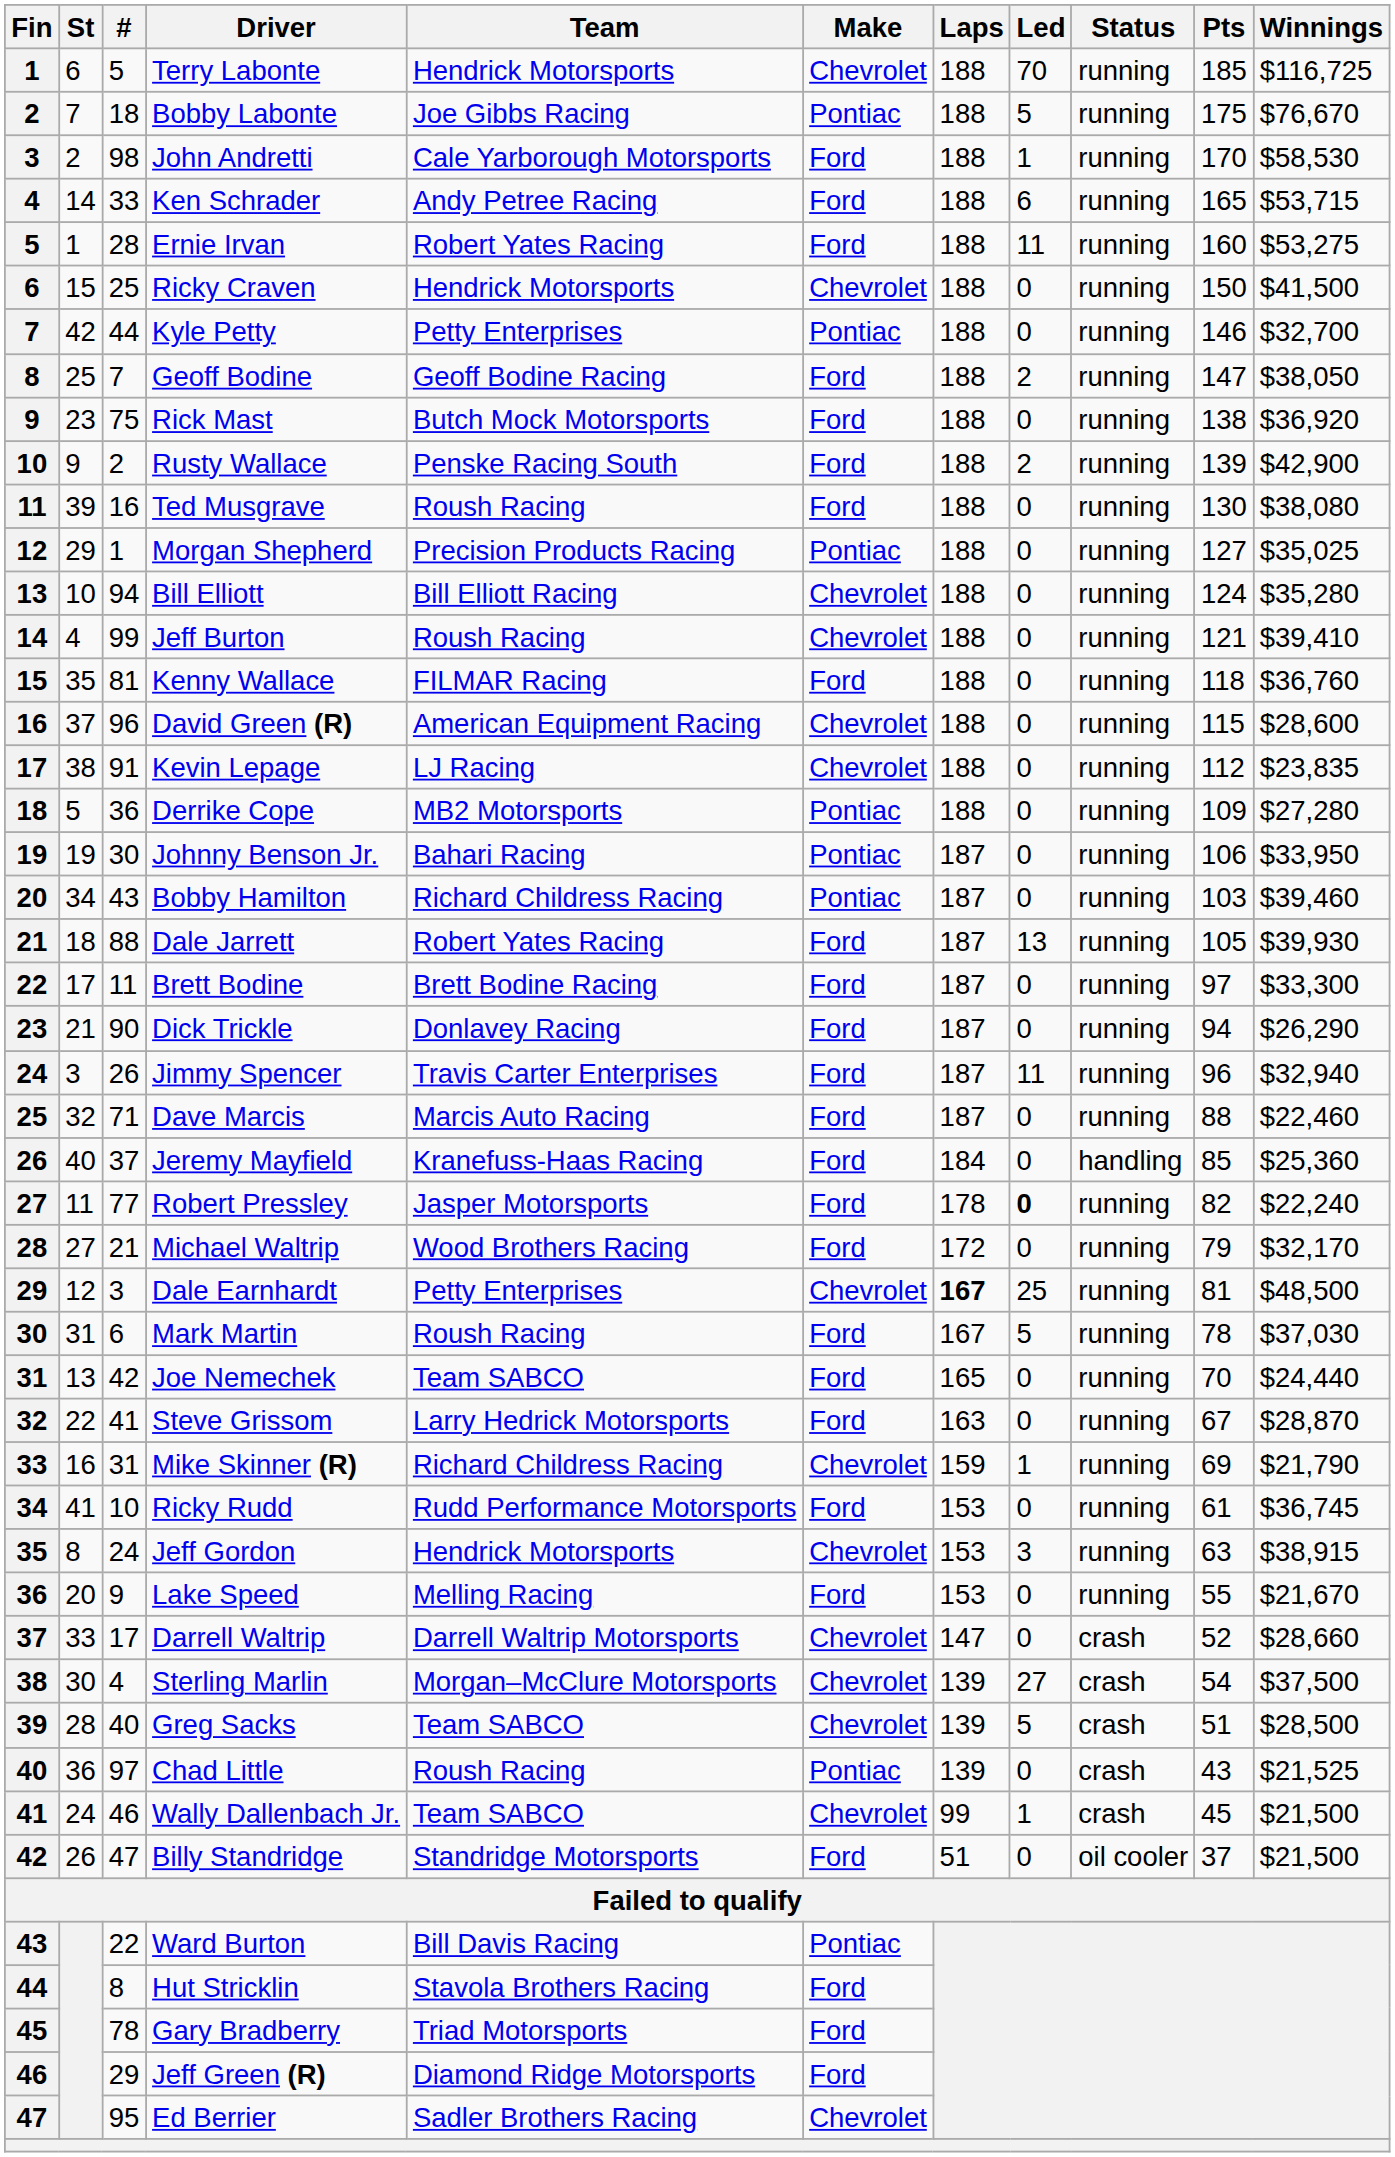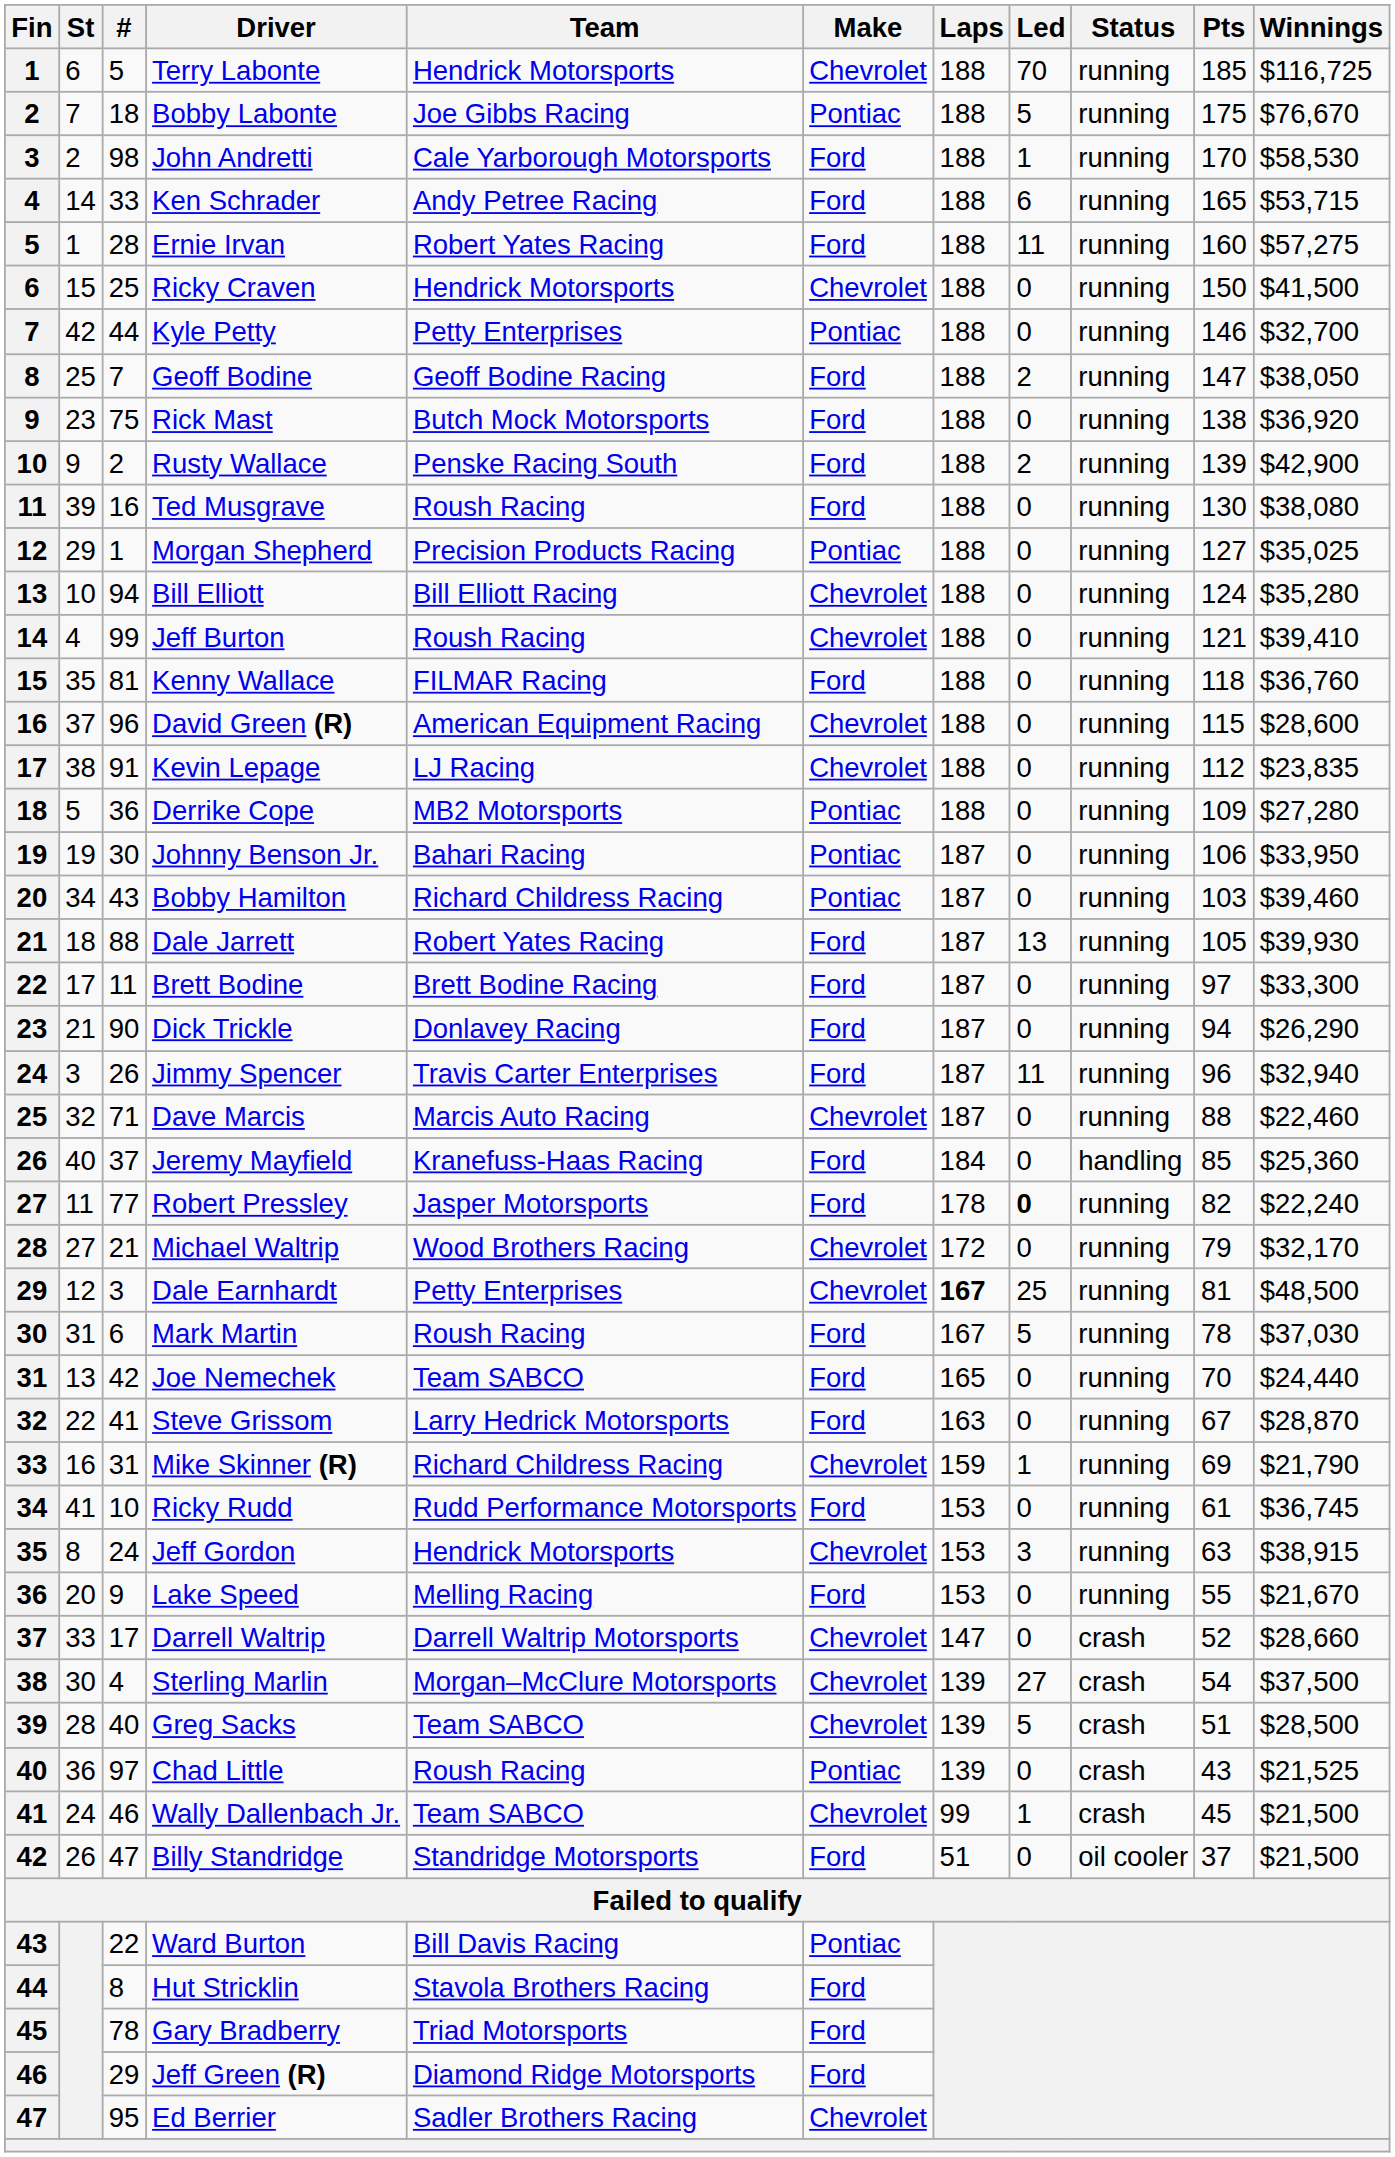(1309, 245) $53,275 -> (1309, 245) $57,275
(837, 1116) Ford -> (868, 1116) Chevrolet
(837, 1246) Ford -> (868, 1246) Chevrolet
